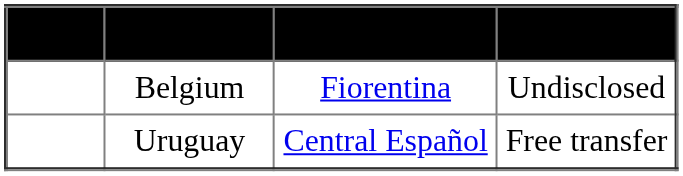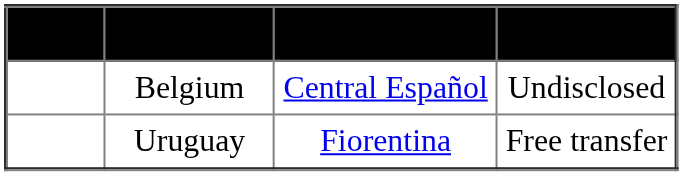(386, 87) Fiorentina -> (386, 87) Central Español
(386, 140) Central Español -> (386, 140) Fiorentina
